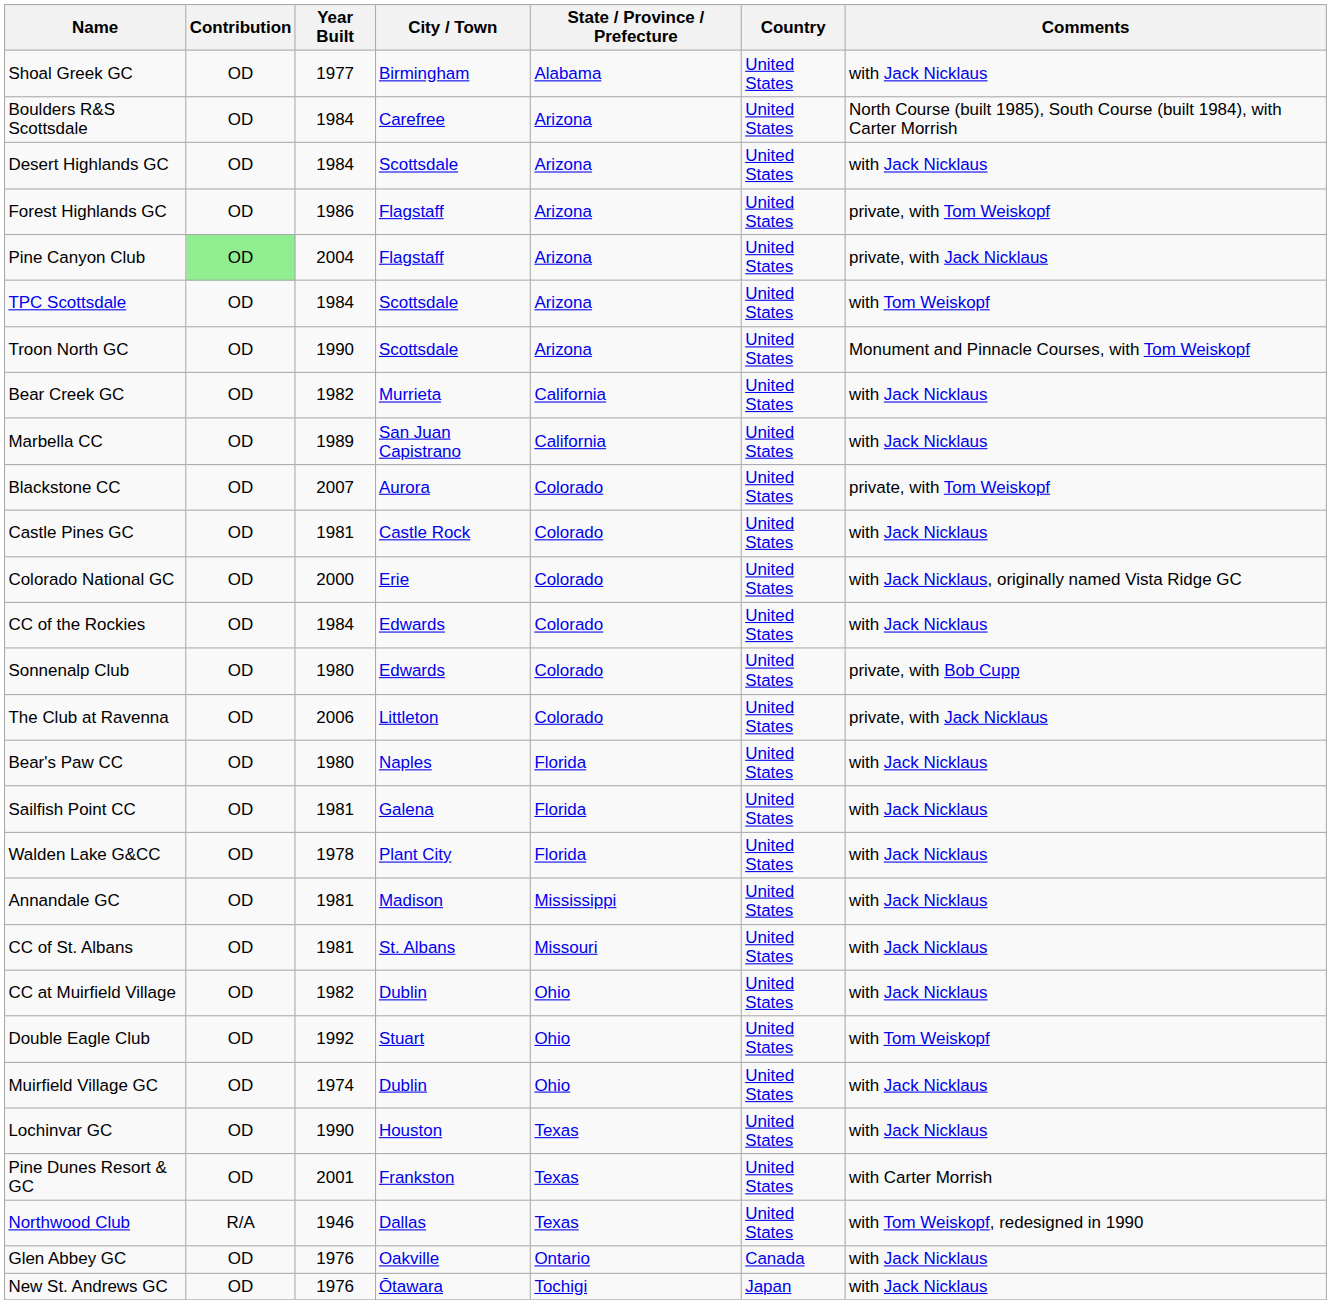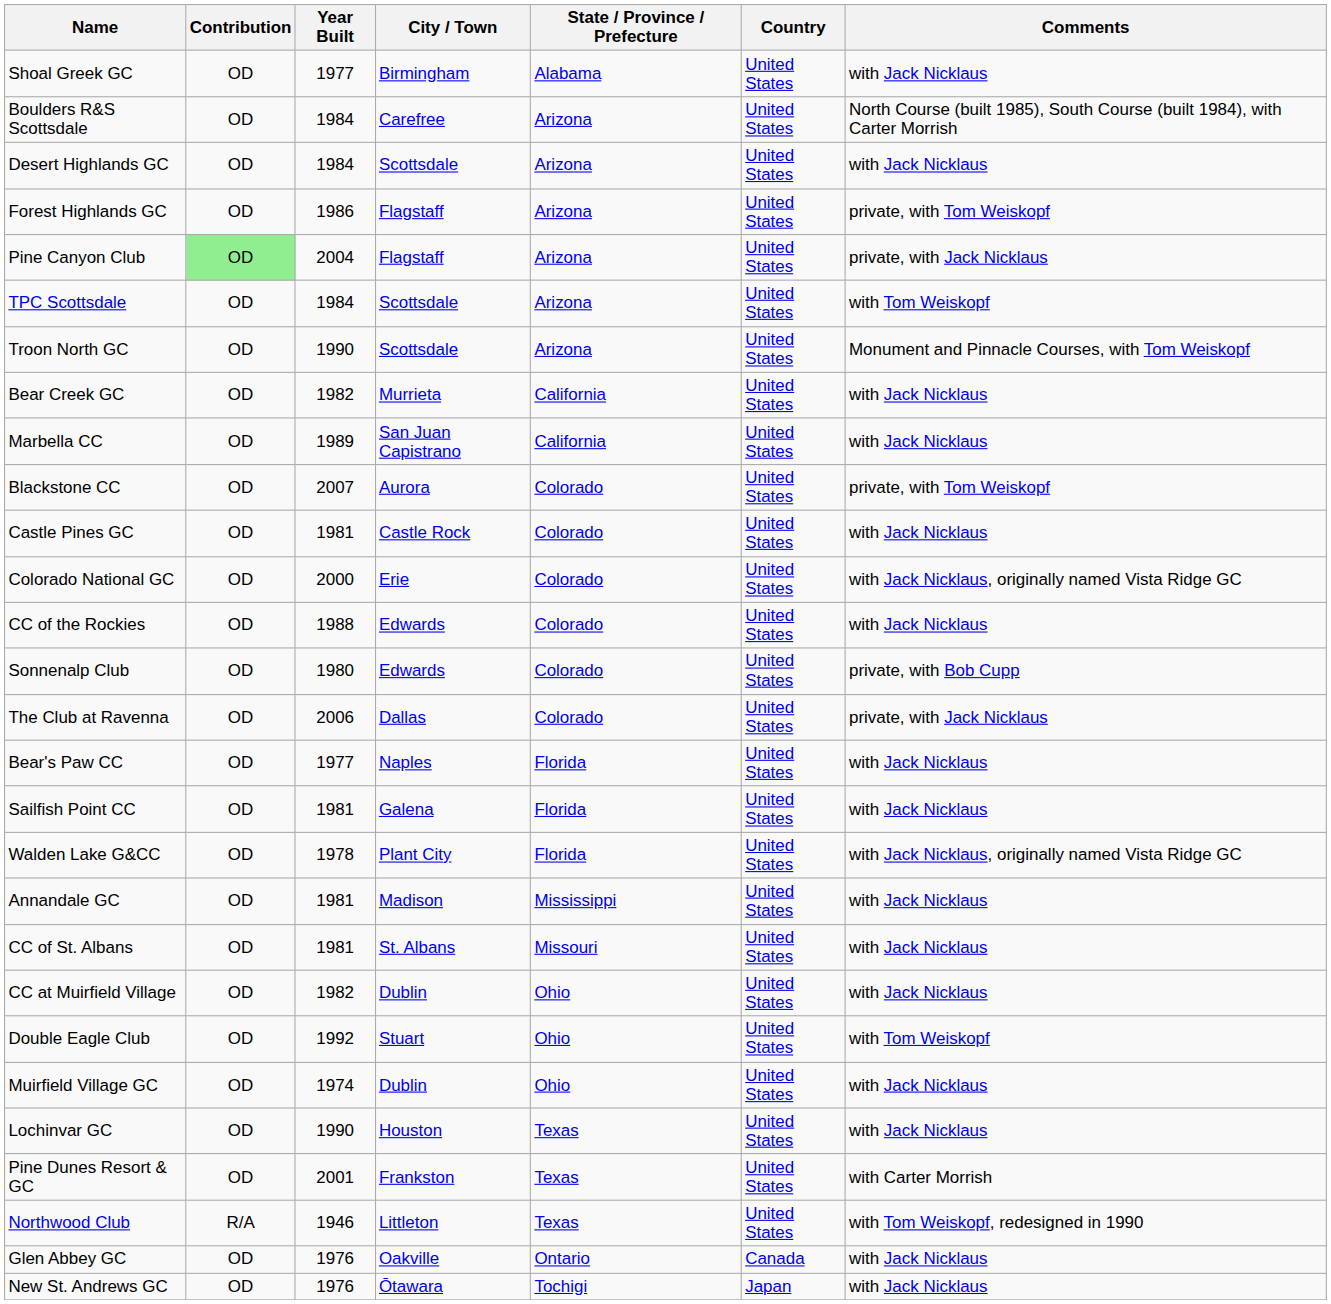(335, 625) 1984 -> (335, 625) 1988
(409, 717) Littleton -> (402, 717) Dallas
(335, 763) 1980 -> (335, 763) 1977
(918, 855) with Jack Nicklaus -> (1045, 855) with Jack Nicklaus, originally named Vista Ridge GC
(402, 1222) Dallas -> (409, 1222) Littleton
